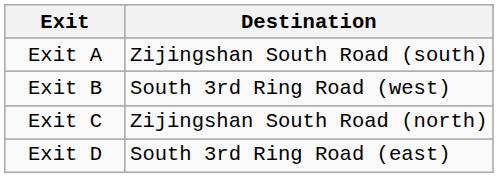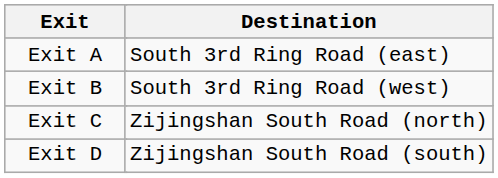(309, 55) Zijingshan South Road (south) -> (290, 55) South 3rd Ring Road (east)
(290, 155) South 3rd Ring Road (east) -> (309, 155) Zijingshan South Road (south)
